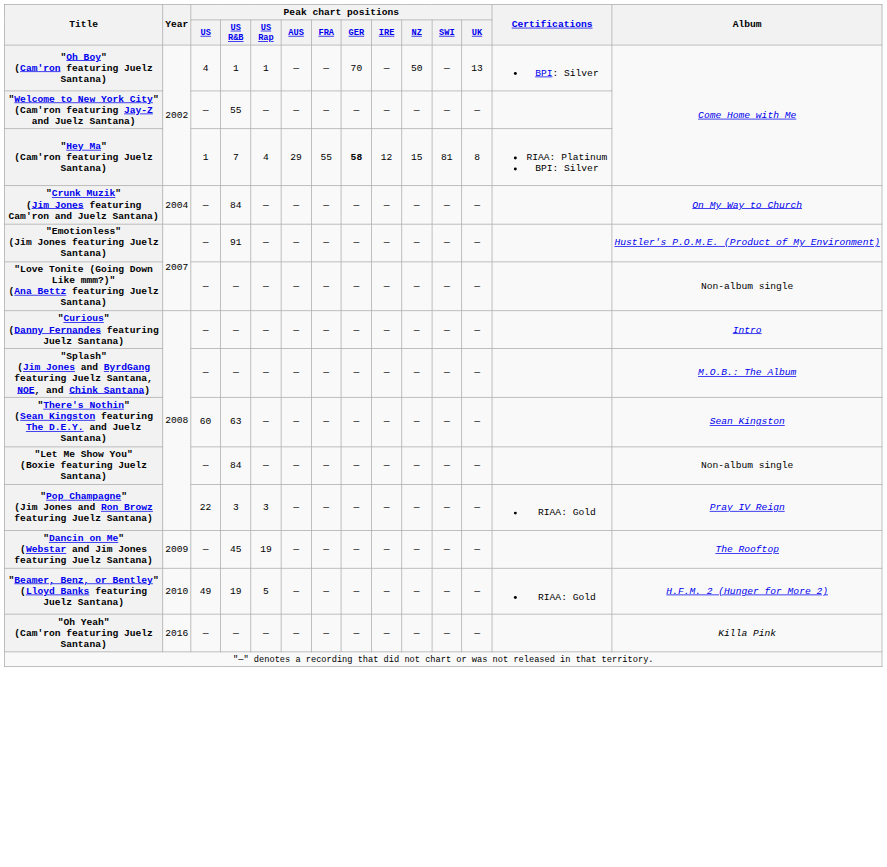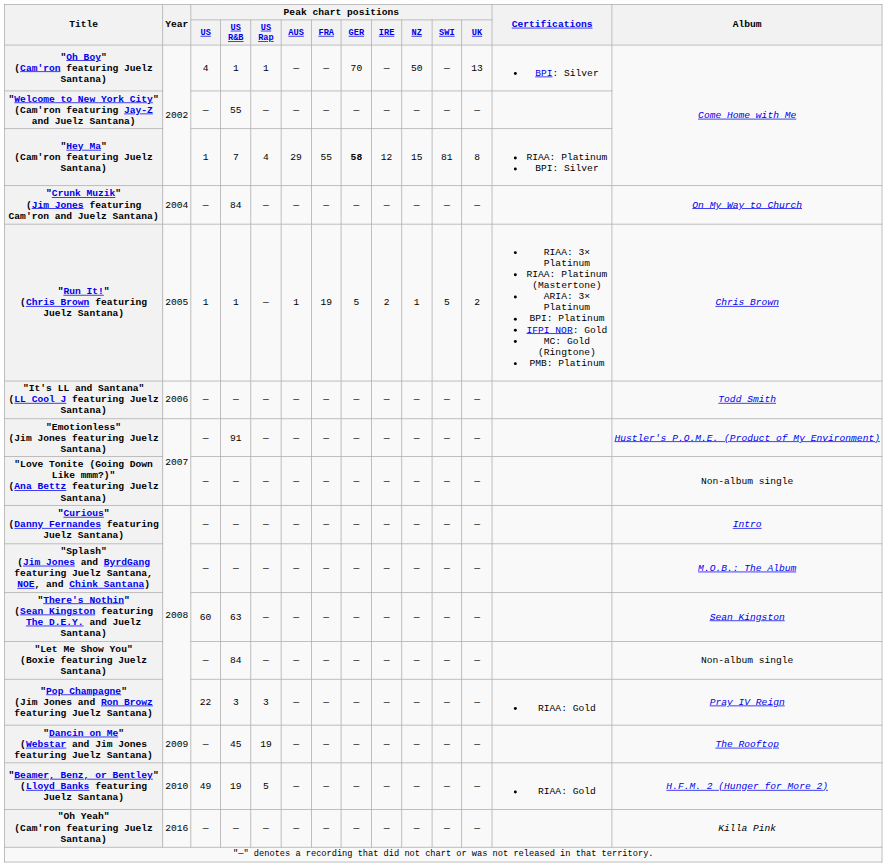+ row: (84, 302)
+ row: (84, 400)
